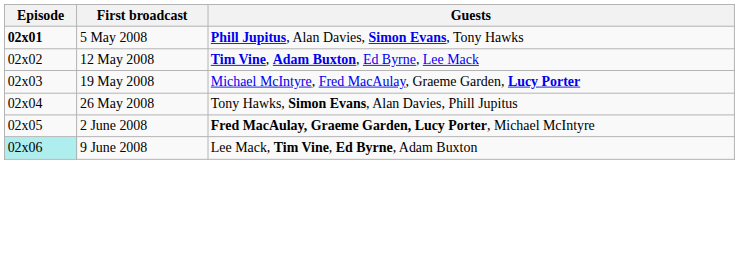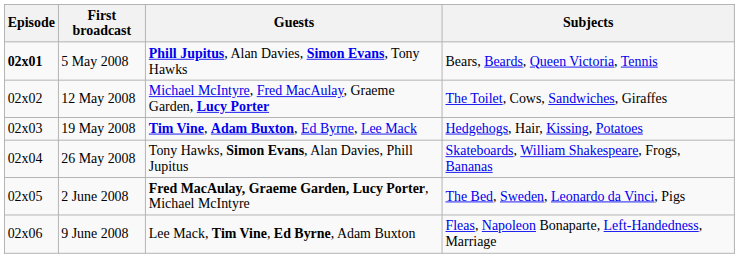+ column: (588, 23)
(345, 59) Tim Vine, Adam Buxton, Ed Byrne, Lee Mack -> (272, 98) Michael McIntyre, Fred MacAulay, Graeme Garden, Lucy Porter
(395, 81) Michael McIntyre, Fred MacAulay, Graeme Garden, Lucy Porter -> (283, 128) Tim Vine, Adam Buxton, Ed Byrne, Lee Mack
(25, 147) paleturquoise background -> (25, 234) no background
